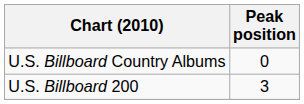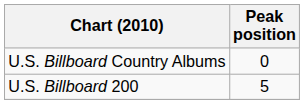(264, 86) 3 -> (264, 86) 5
